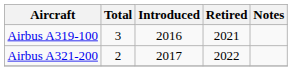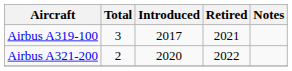(169, 35) 2016 -> (169, 35) 2017
(169, 55) 2017 -> (169, 55) 2020
